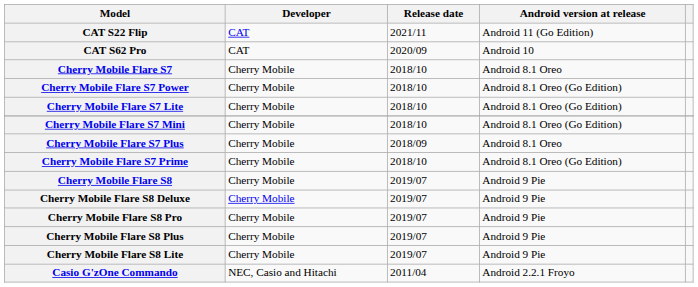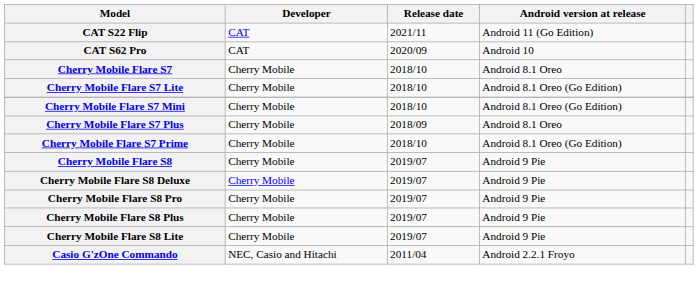- row: (115, 88)
